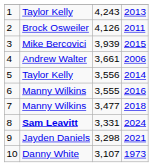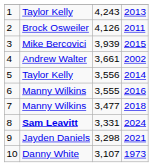(135, 59) 2006 -> (135, 59) 2002
